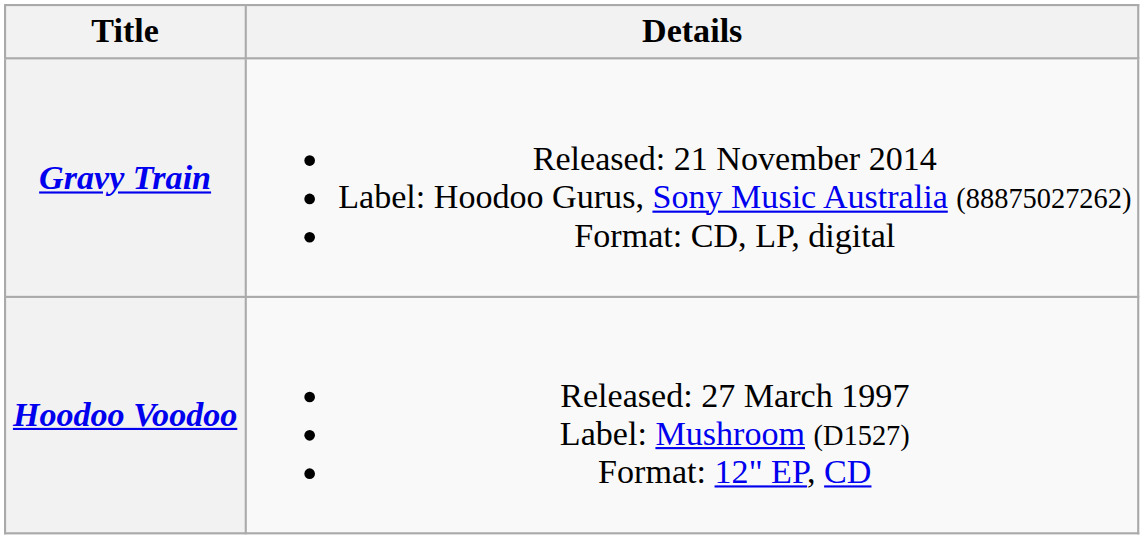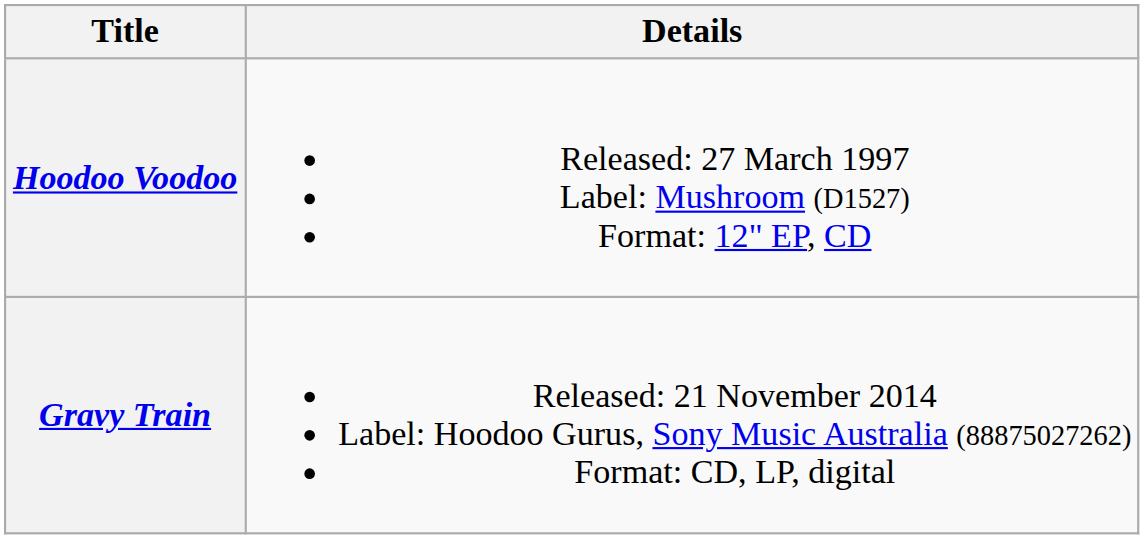rows swapped: (125, 414) <-> (125, 177)
